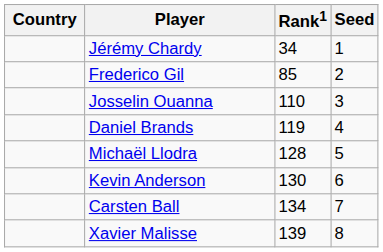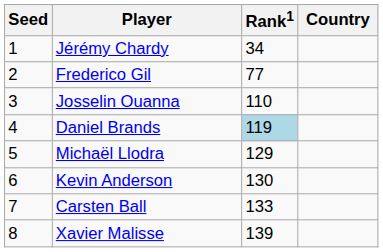columns swapped: (45, 19) <-> (354, 19)
(288, 74) 85 -> (255, 74) 77
(292, 127) no background -> (259, 127) lightblue background
(292, 154) 128 -> (259, 154) 129
(292, 206) 134 -> (259, 206) 133
